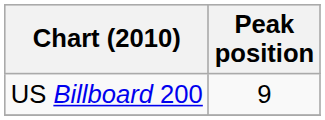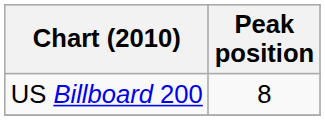(264, 94) 9 -> (264, 94) 8
